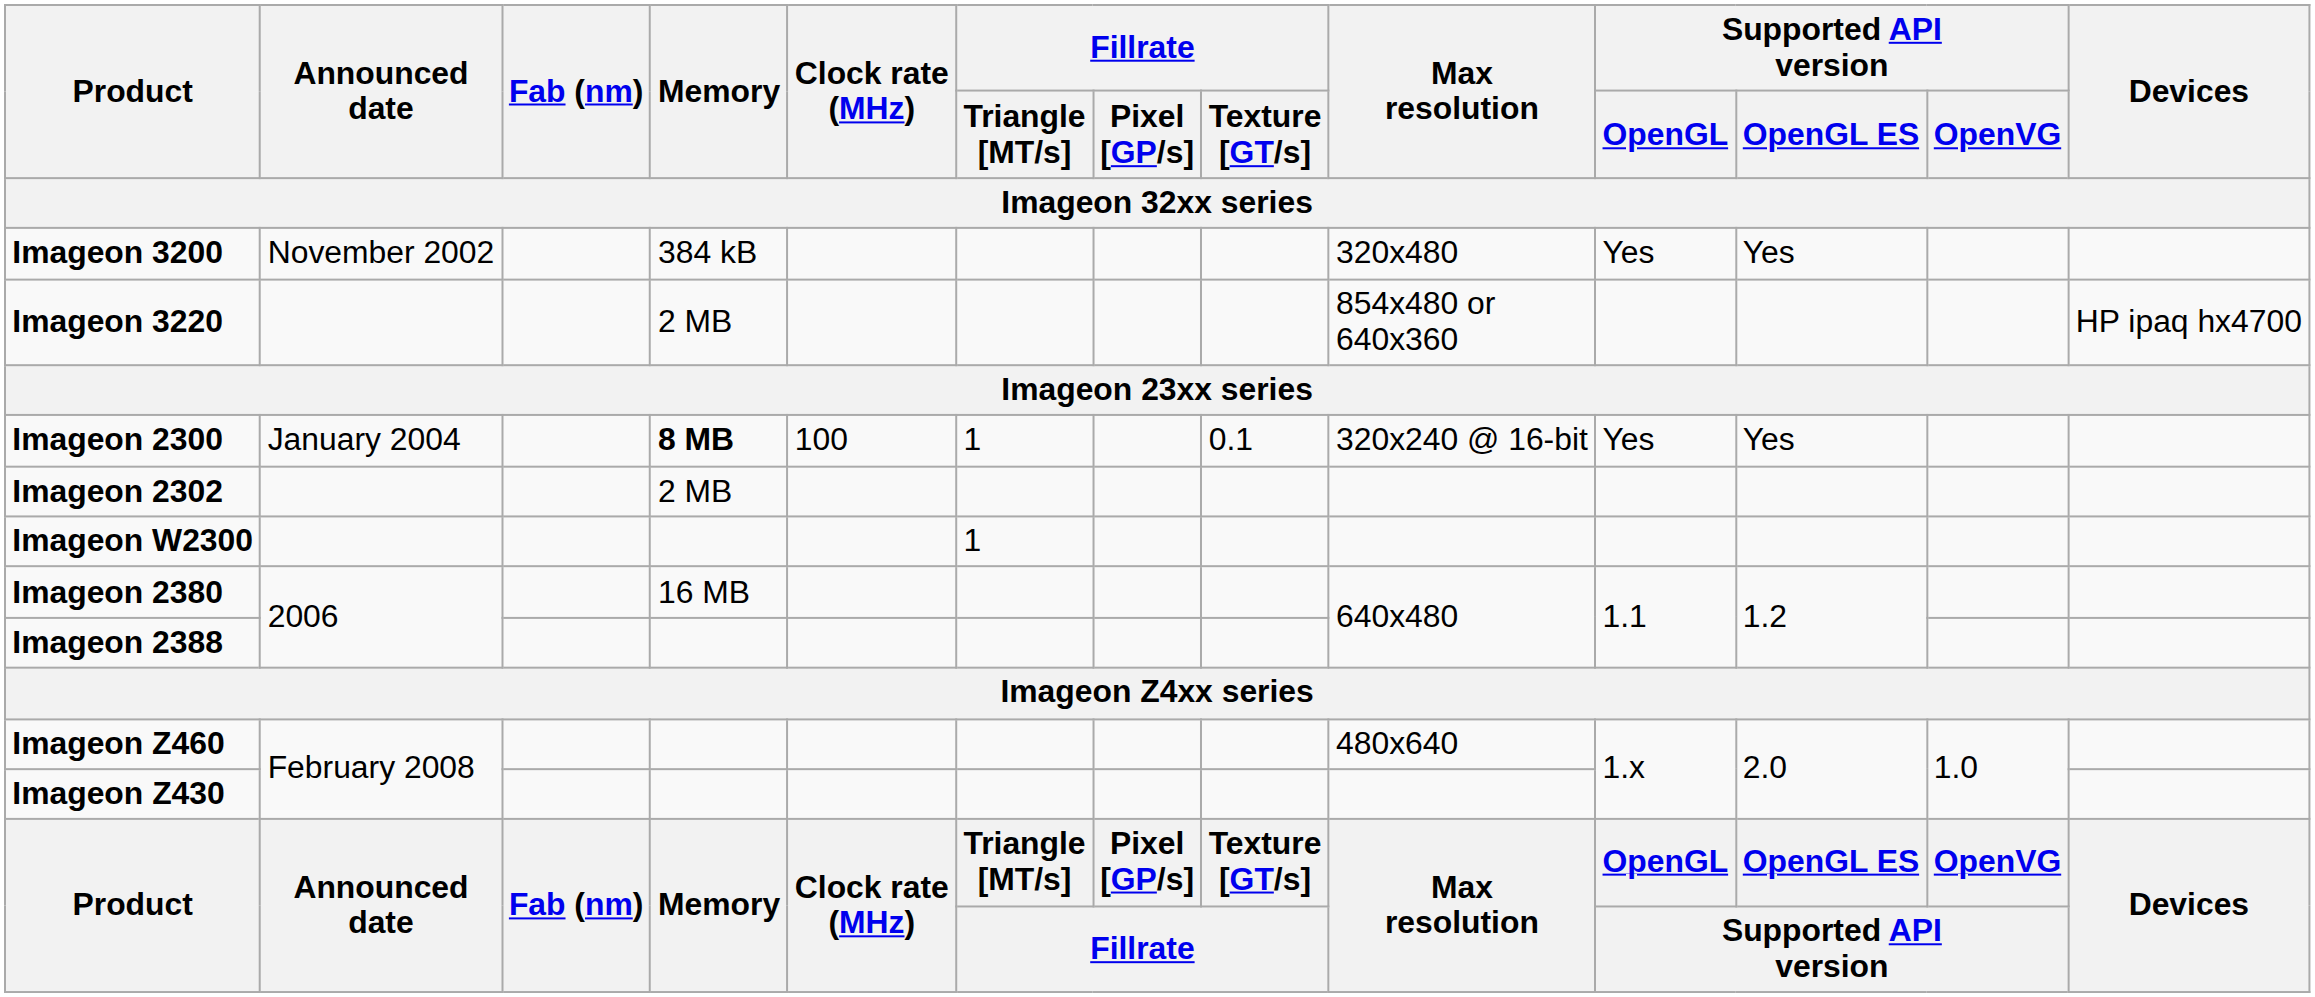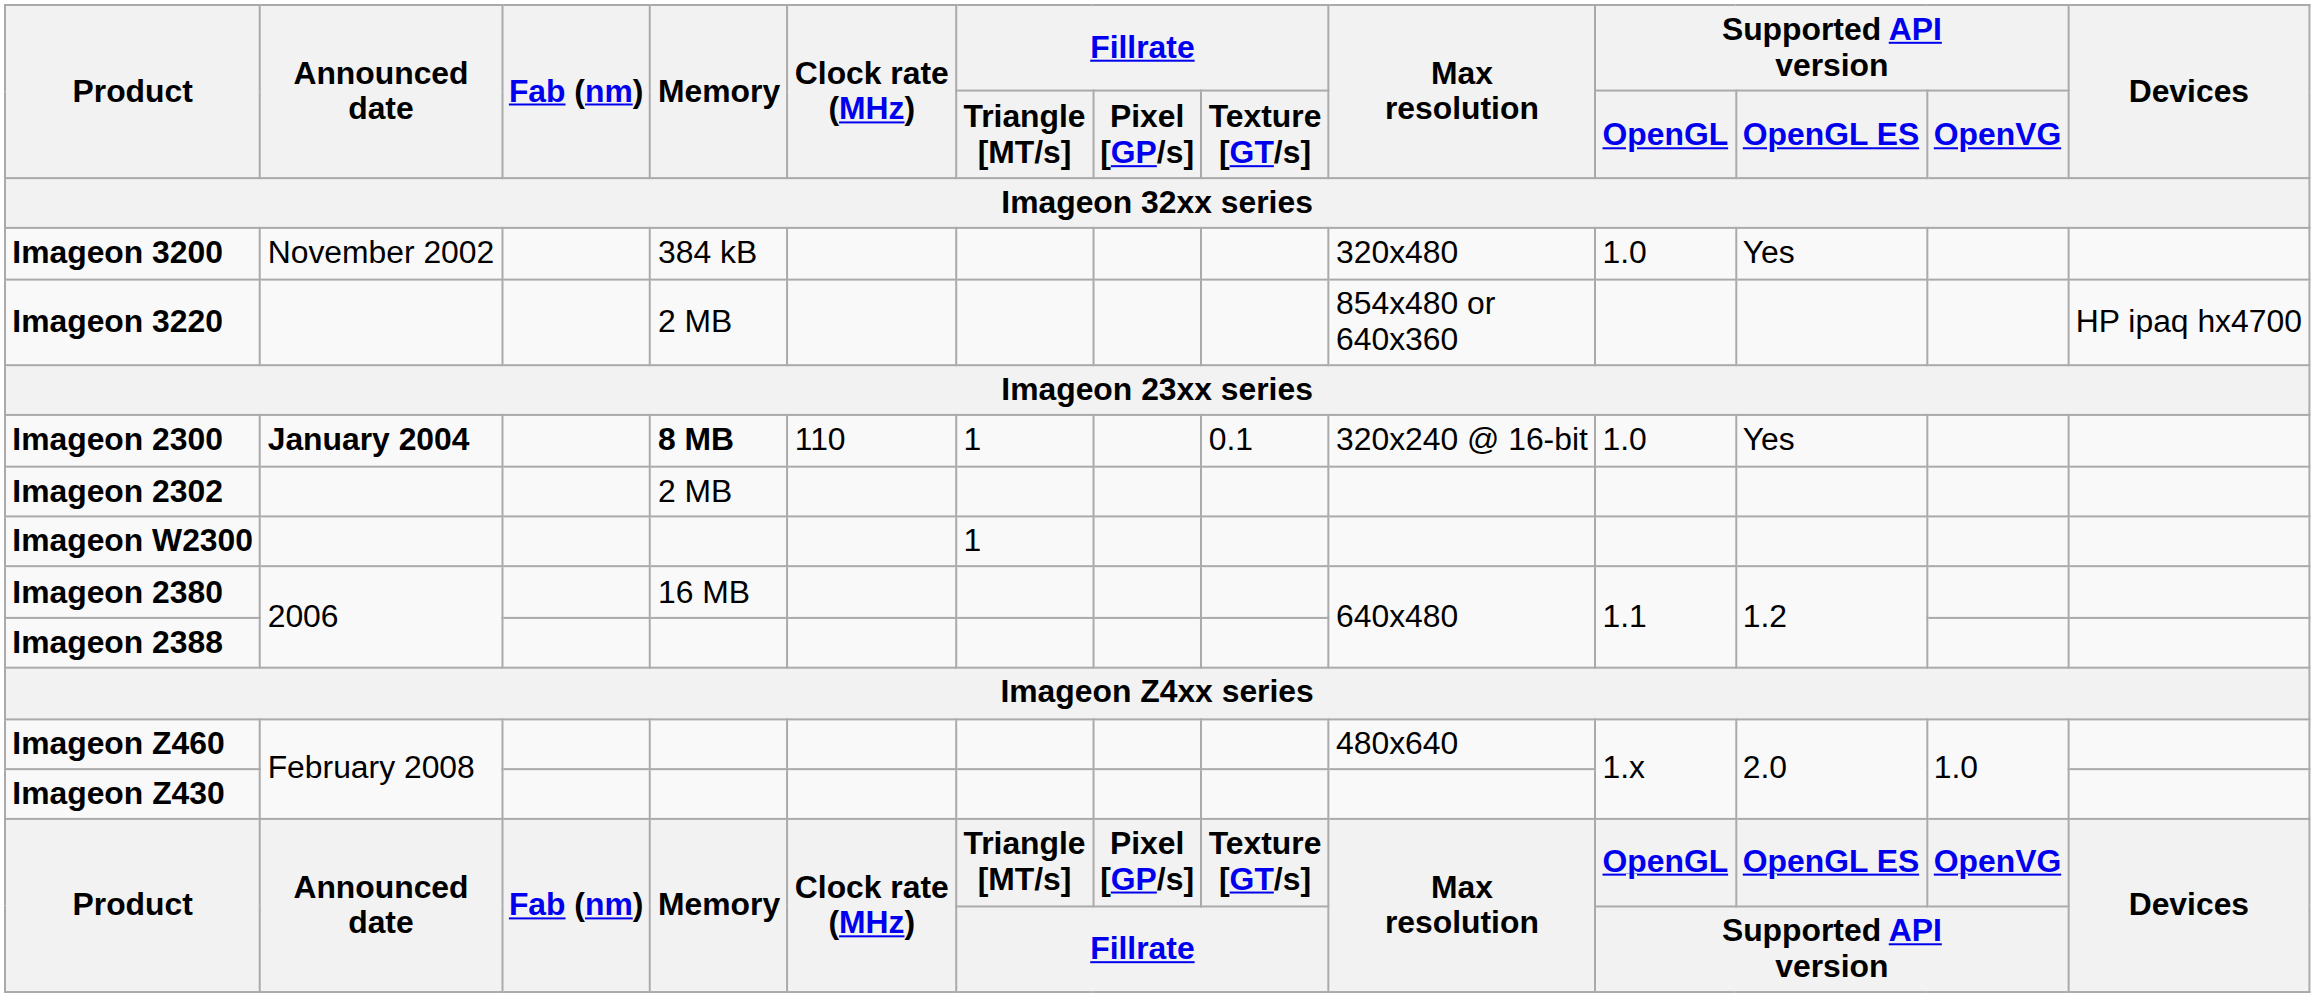(1629, 252) Yes -> (1625, 252) 1.0
(364, 440) normal -> (369, 440) bold
(821, 440) 100 -> (820, 440) 110
(1629, 440) Yes -> (1625, 440) 1.0
